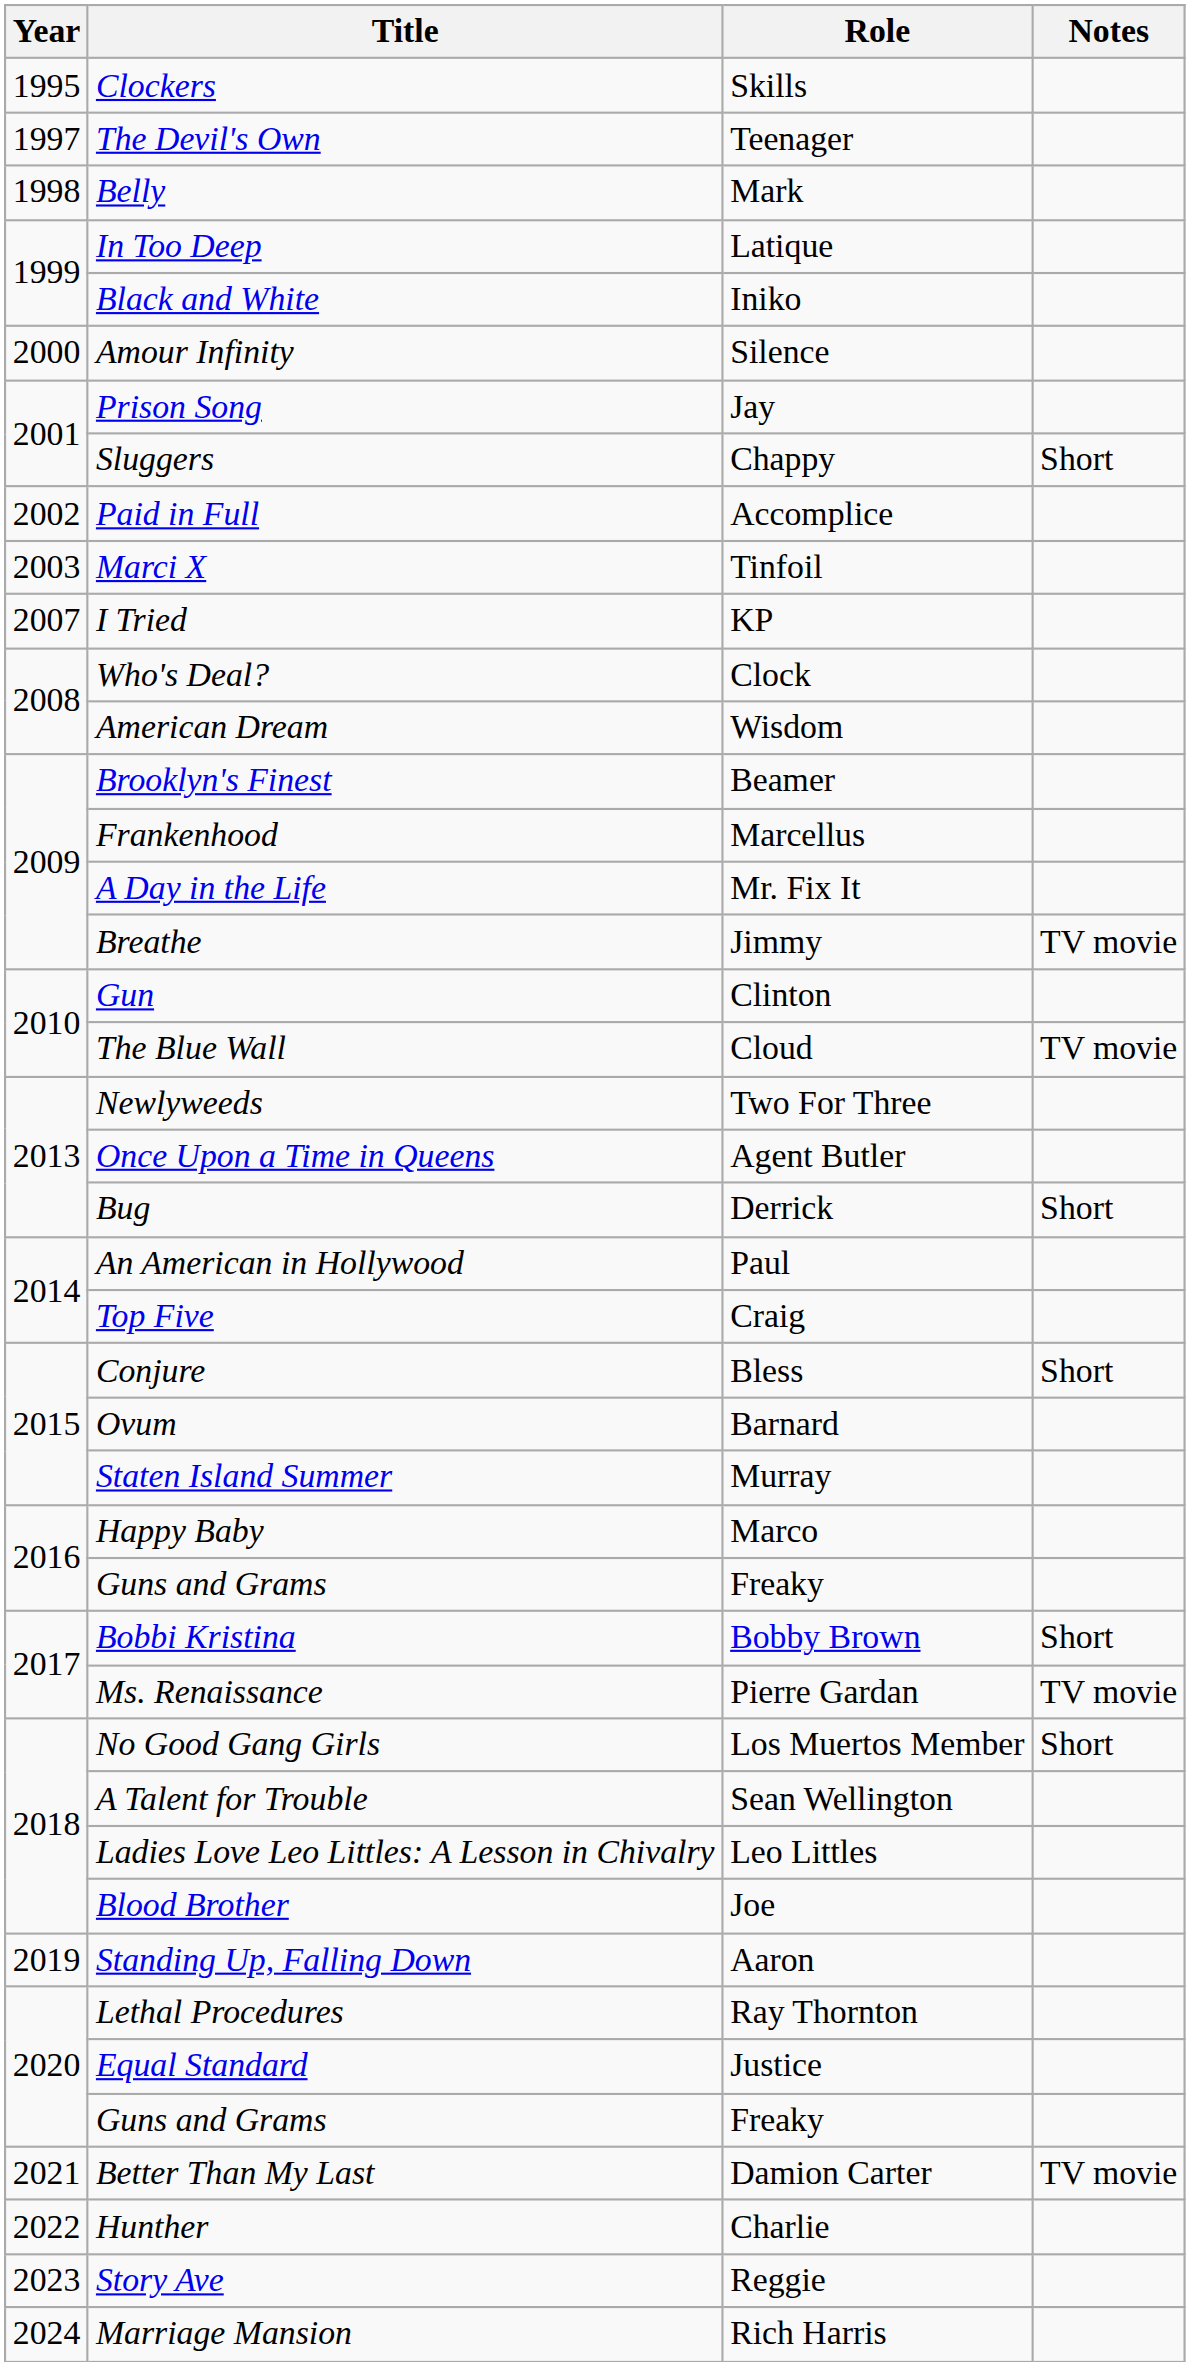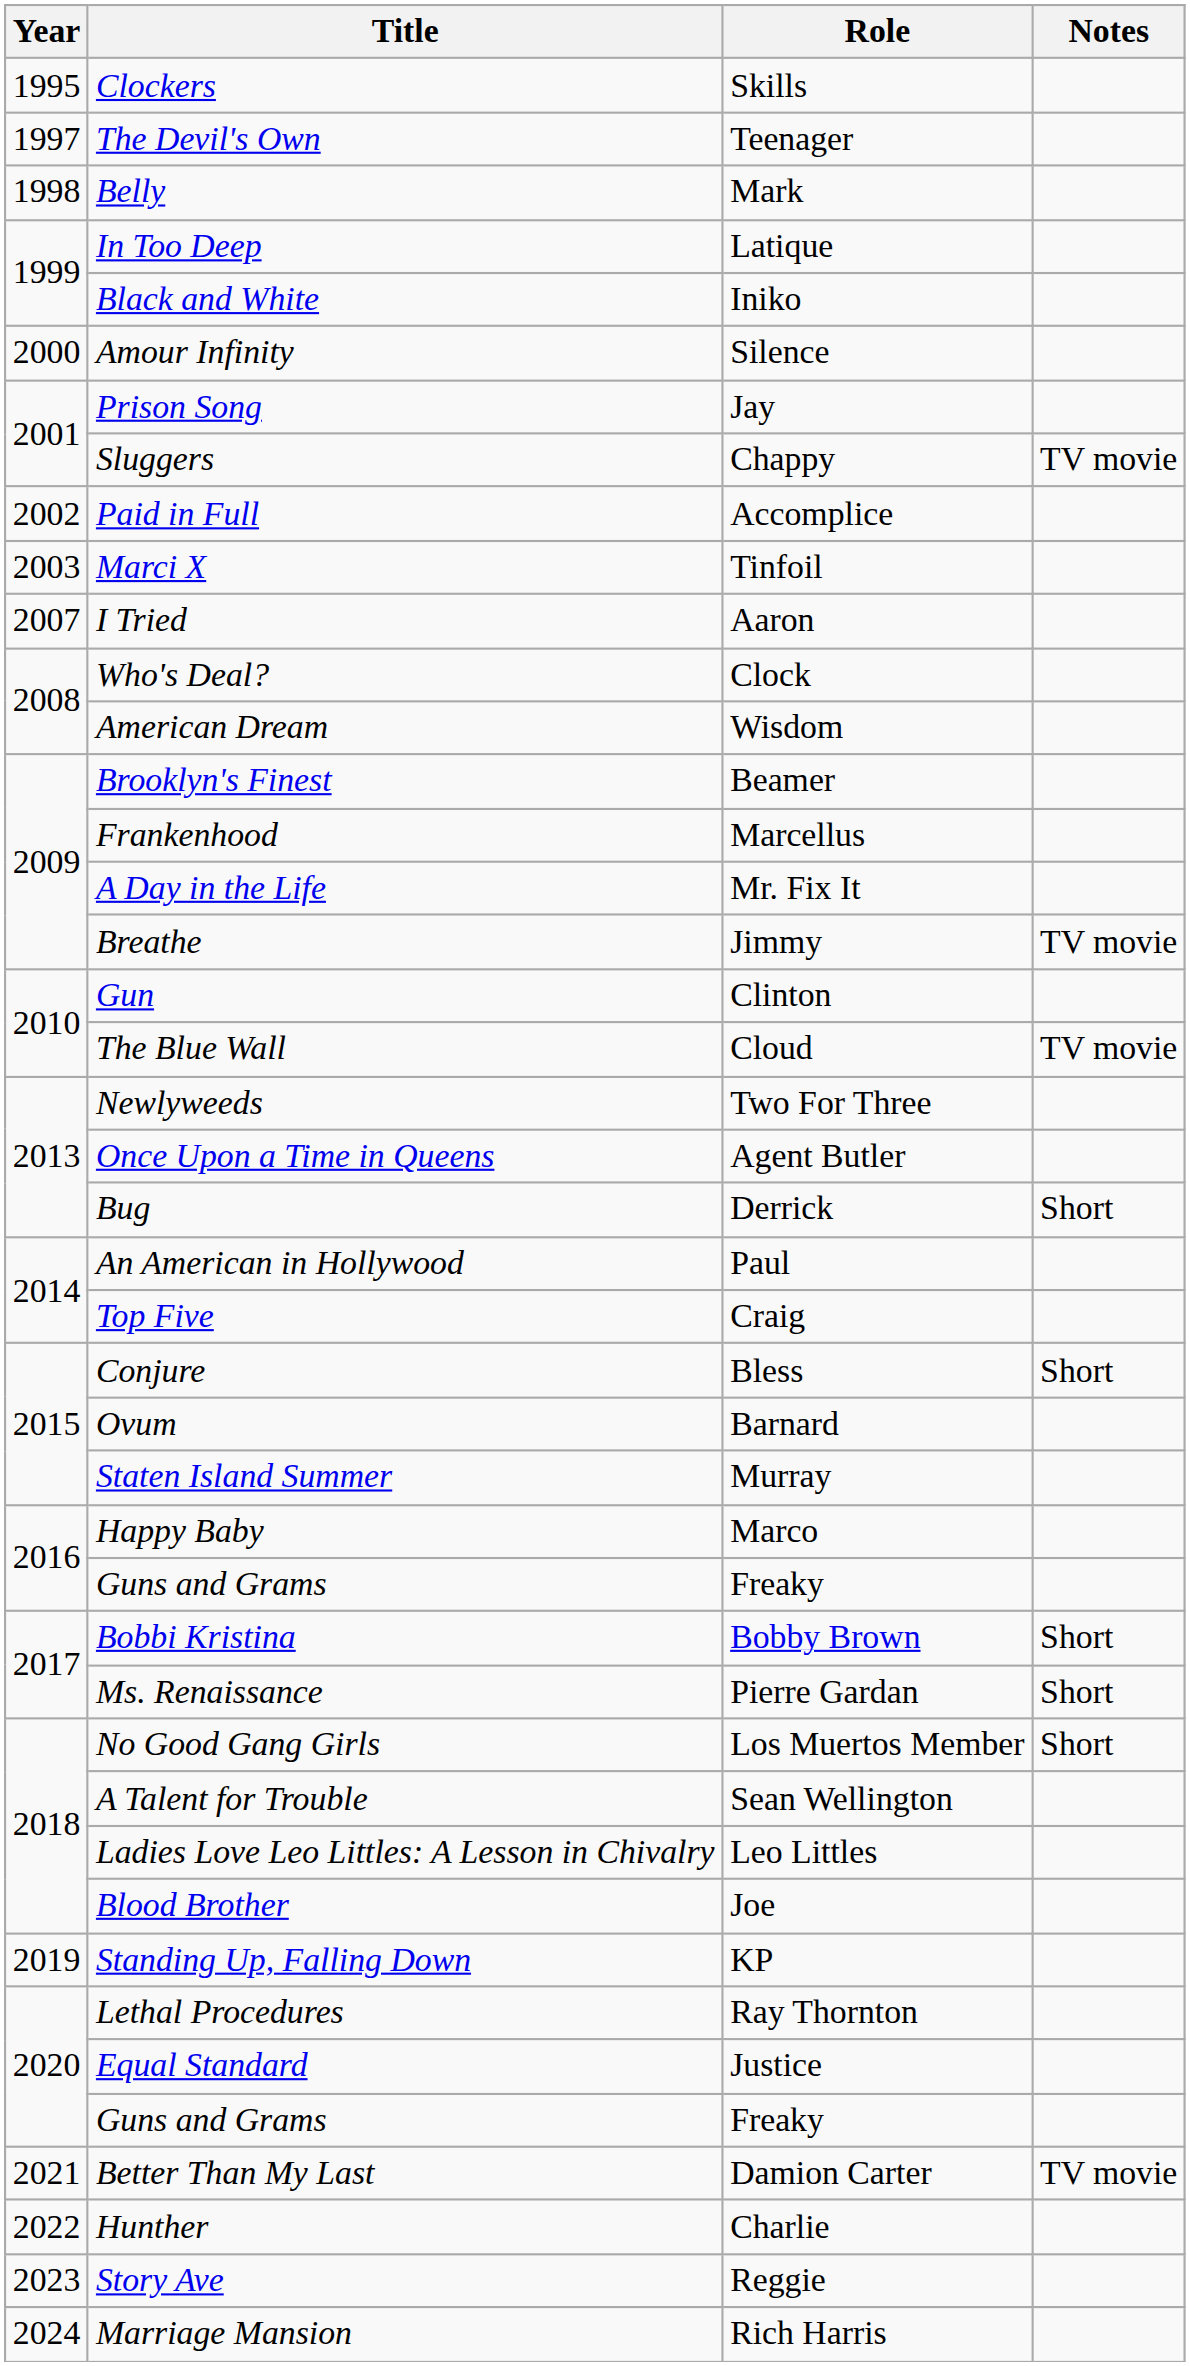(1077, 459) Short -> (1109, 459) TV movie
(752, 620) KP -> (772, 620) Aaron
(1109, 1691) TV movie -> (1077, 1691) Short
(772, 1958) Aaron -> (752, 1958) KP
